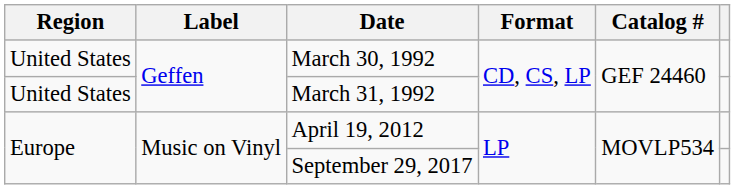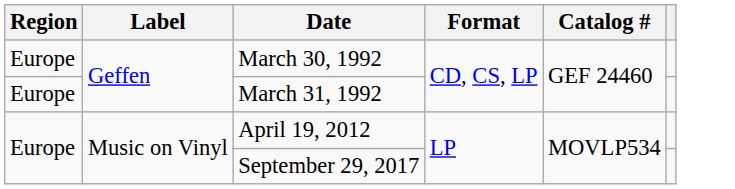(70, 58) United States -> (42, 58) Europe
(70, 93) United States -> (42, 93) Europe
